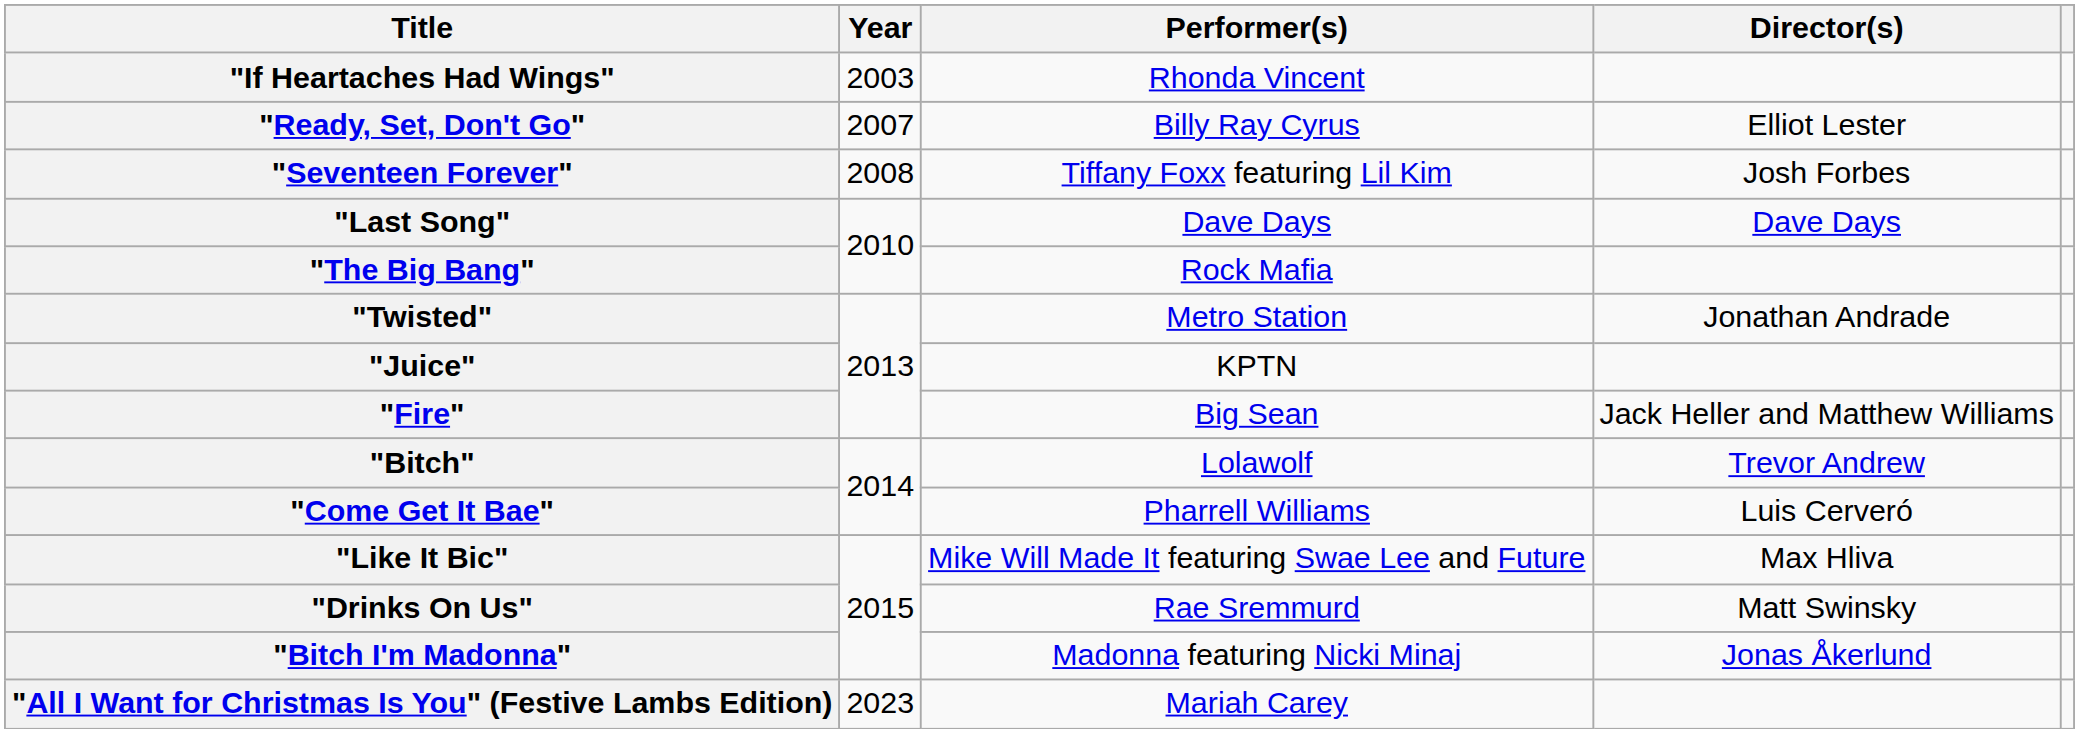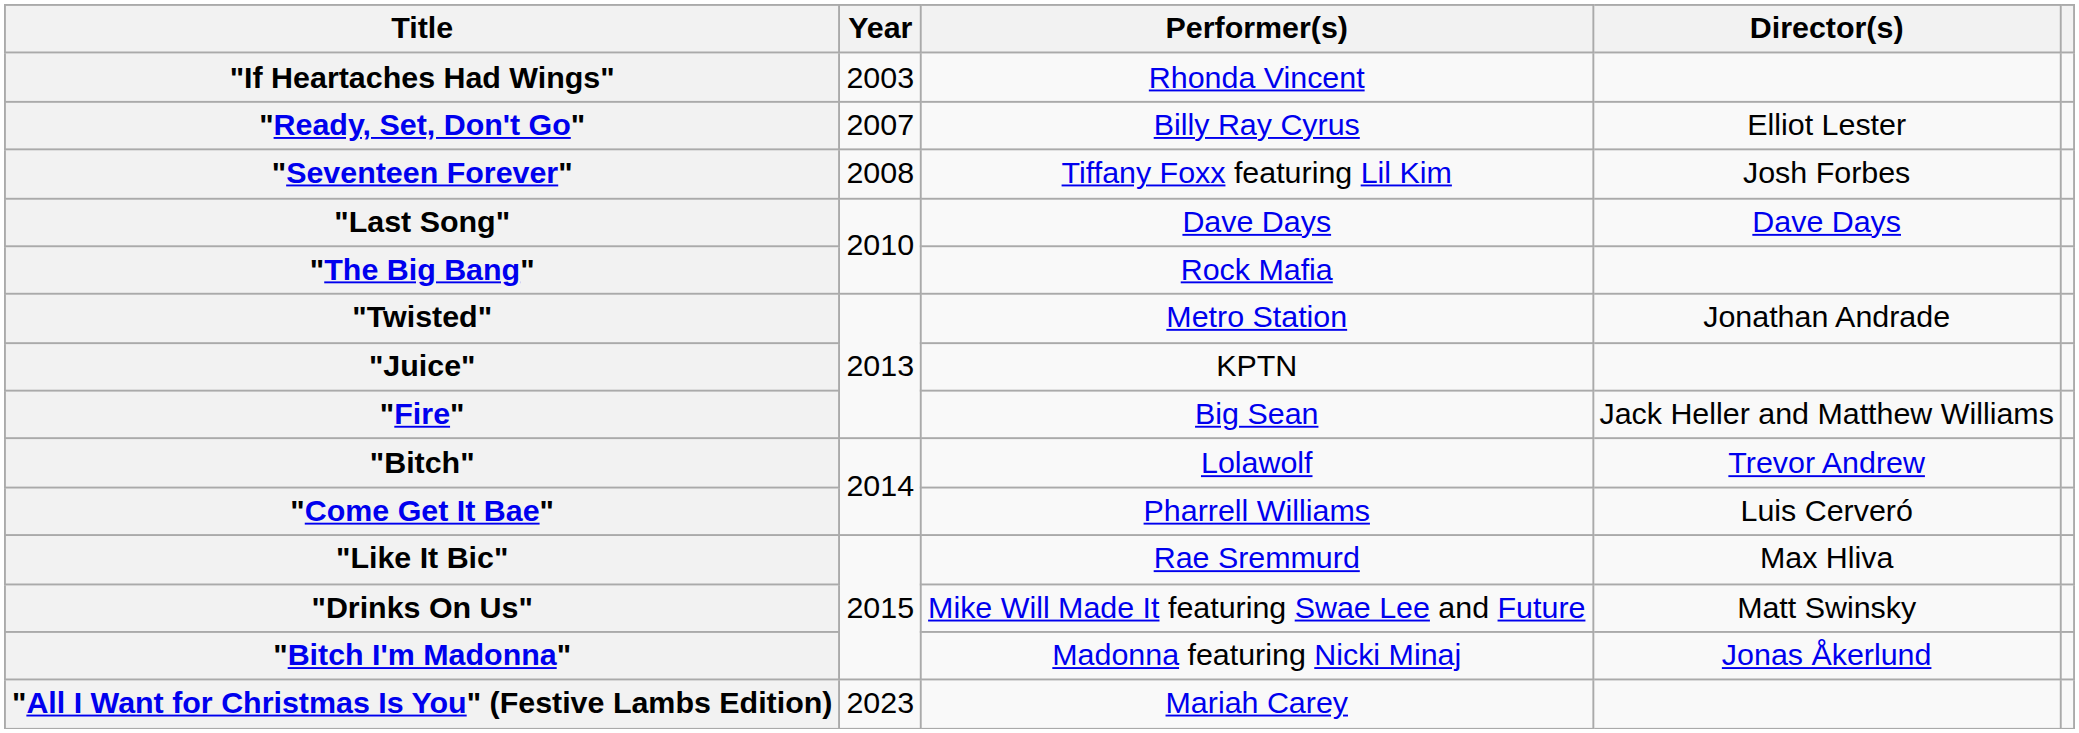(1257, 558) Mike Will Made It featuring Swae Lee and Future -> (1257, 558) Rae Sremmurd
(1257, 607) Rae Sremmurd -> (1257, 607) Mike Will Made It featuring Swae Lee and Future
